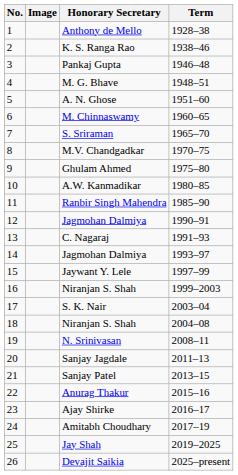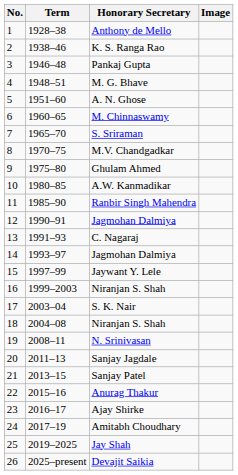columns swapped: (42, 13) <-> (201, 13)
